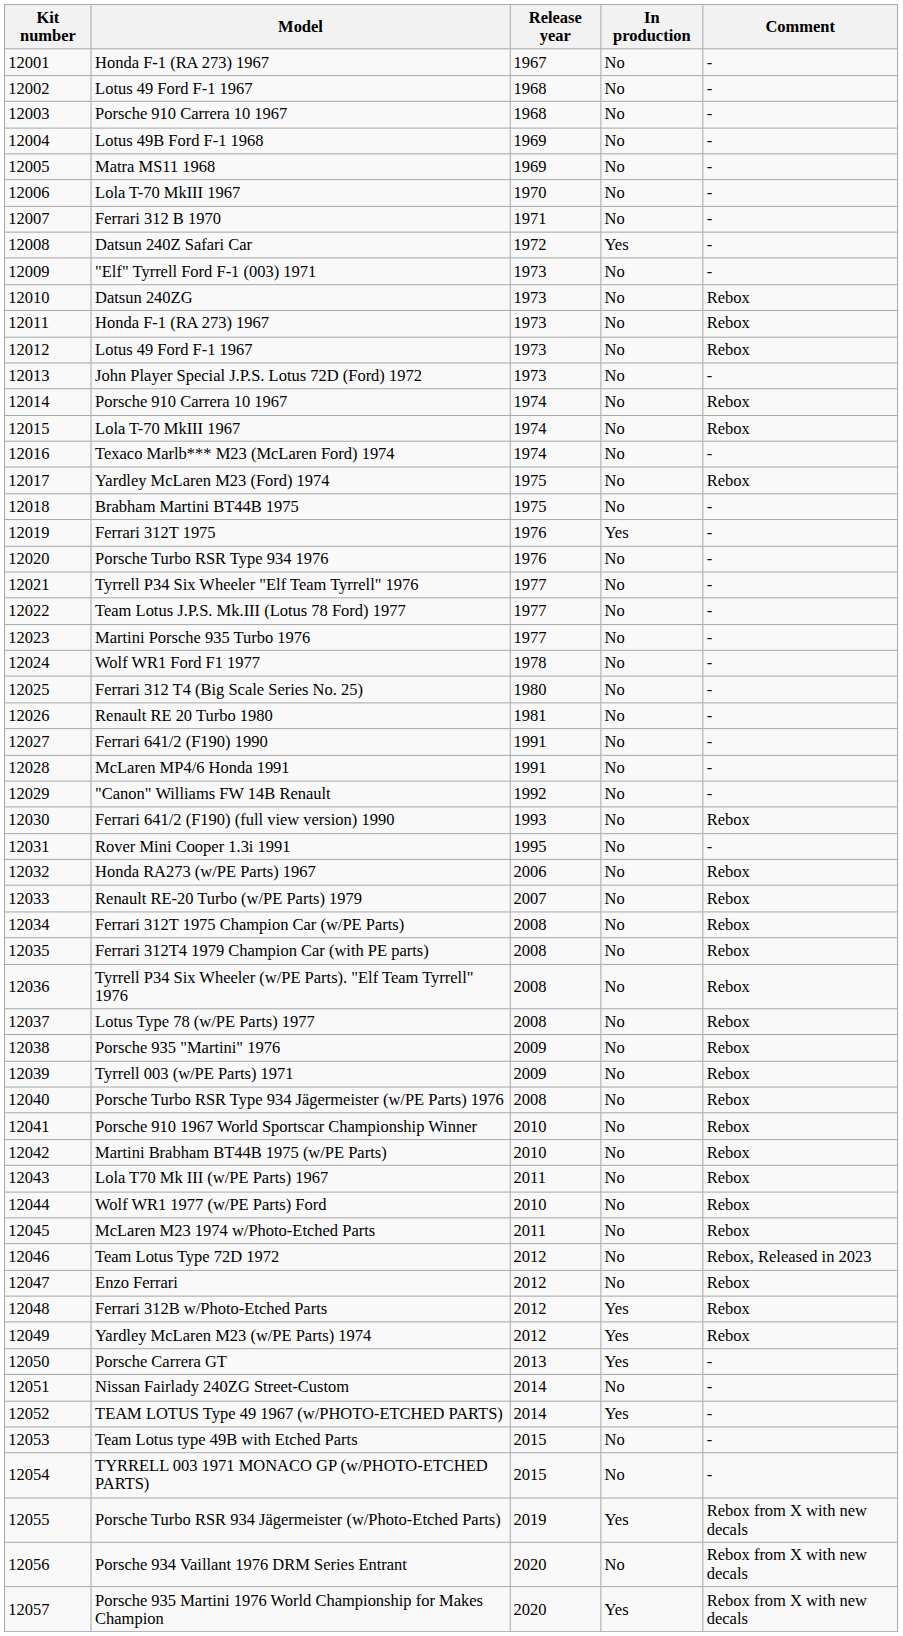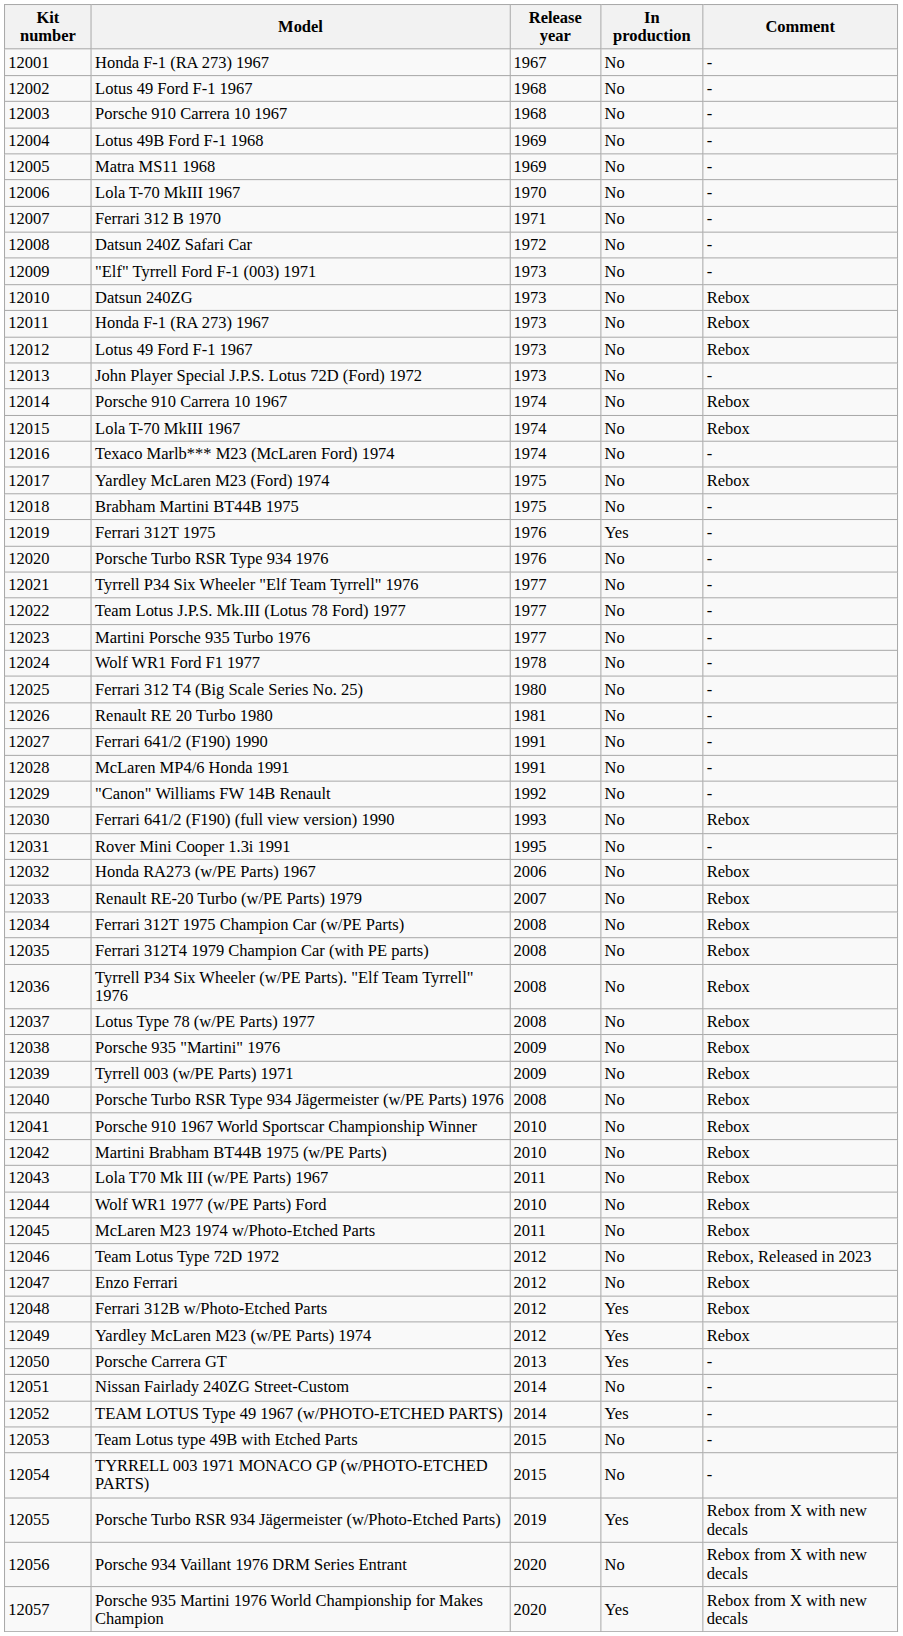(617, 245) Yes -> (615, 245) No
